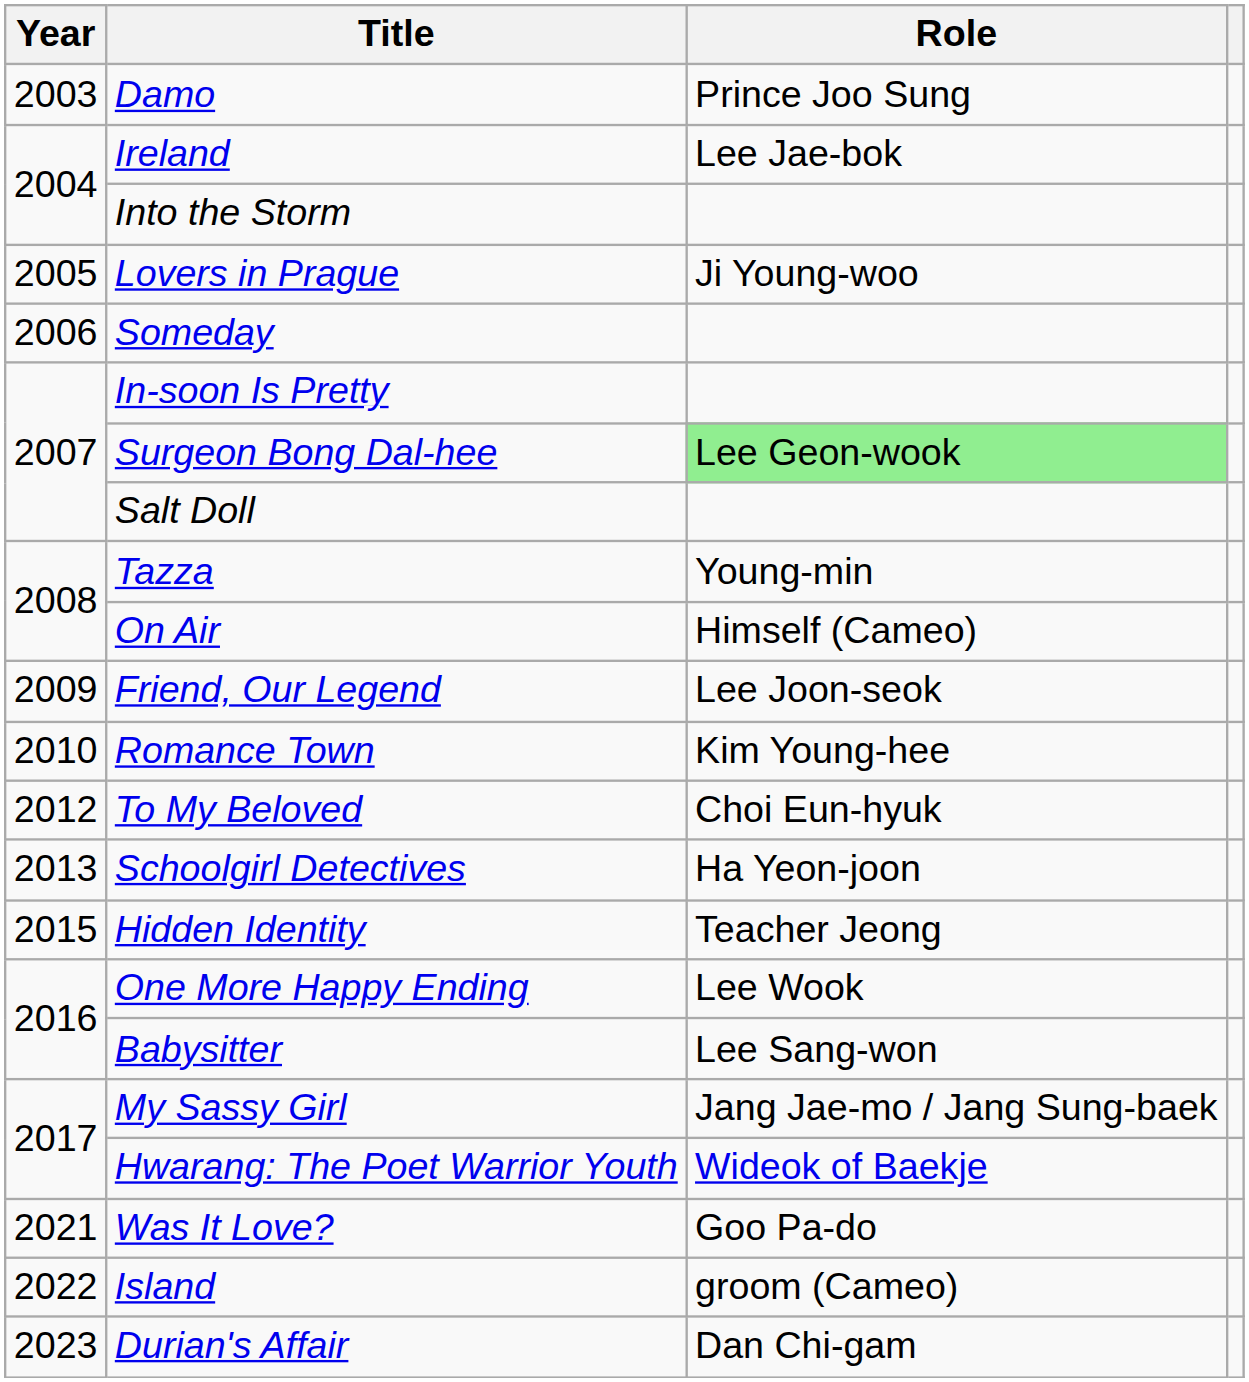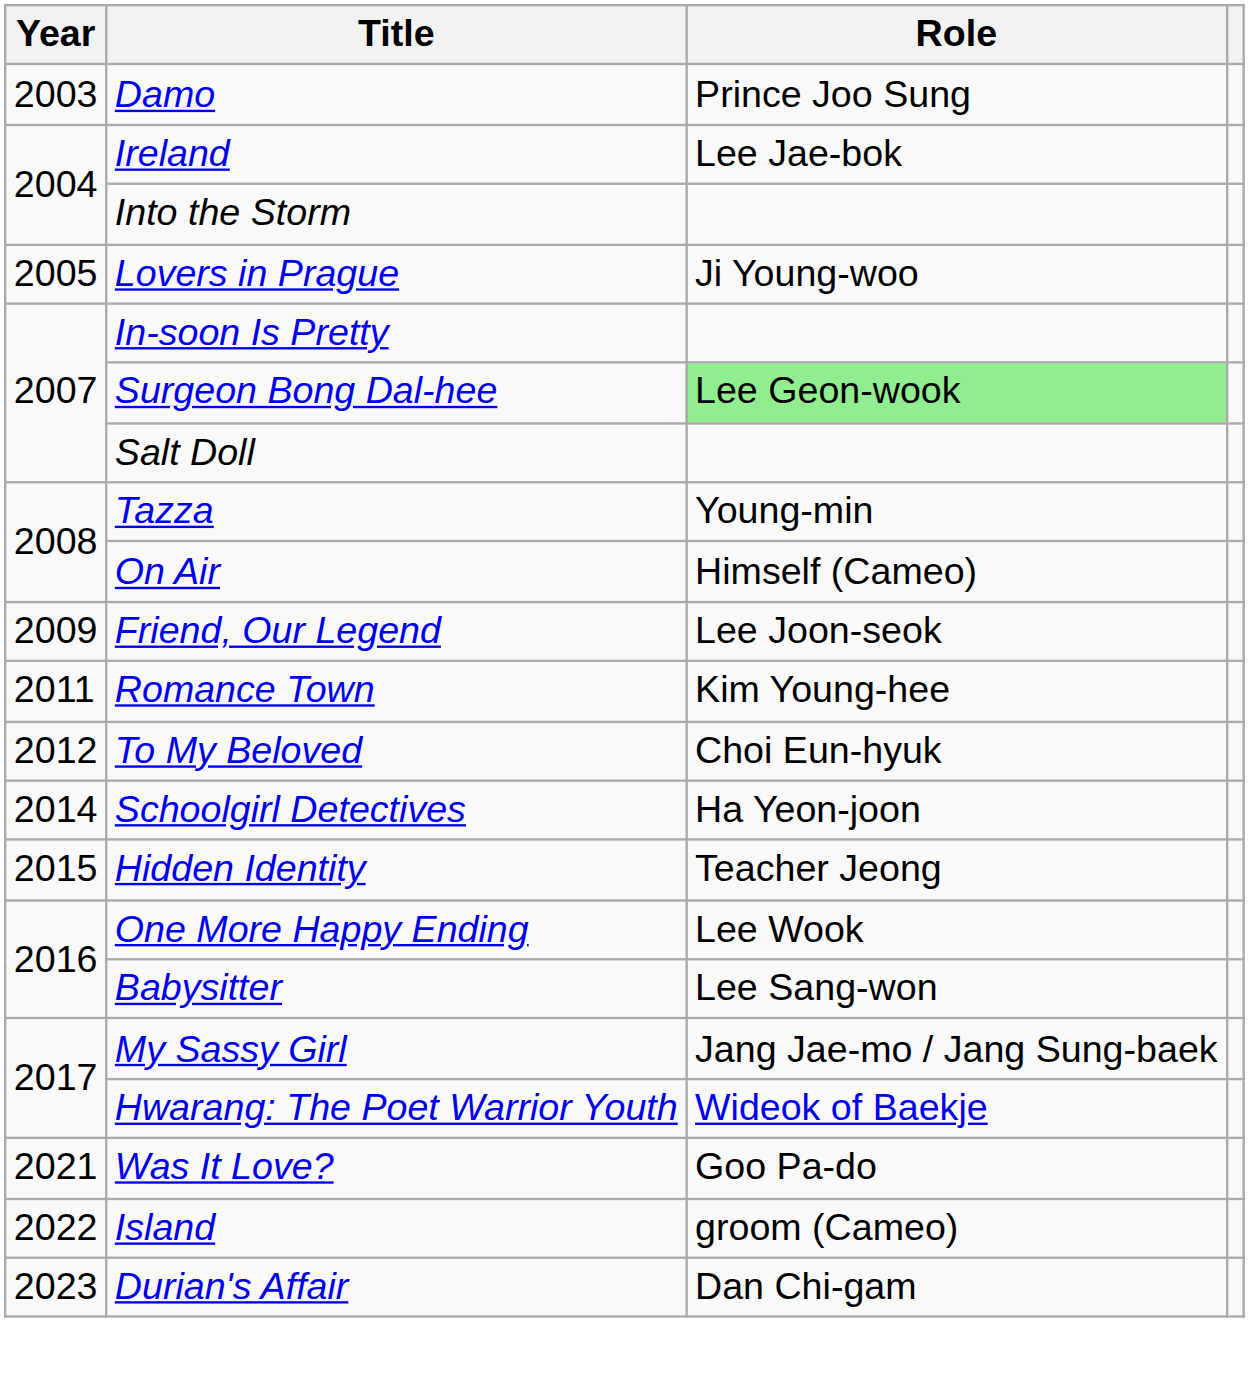- row: (194, 332)
(56, 749) 2010 -> (54, 690) 2011
(56, 869) 2013 -> (56, 809) 2014
